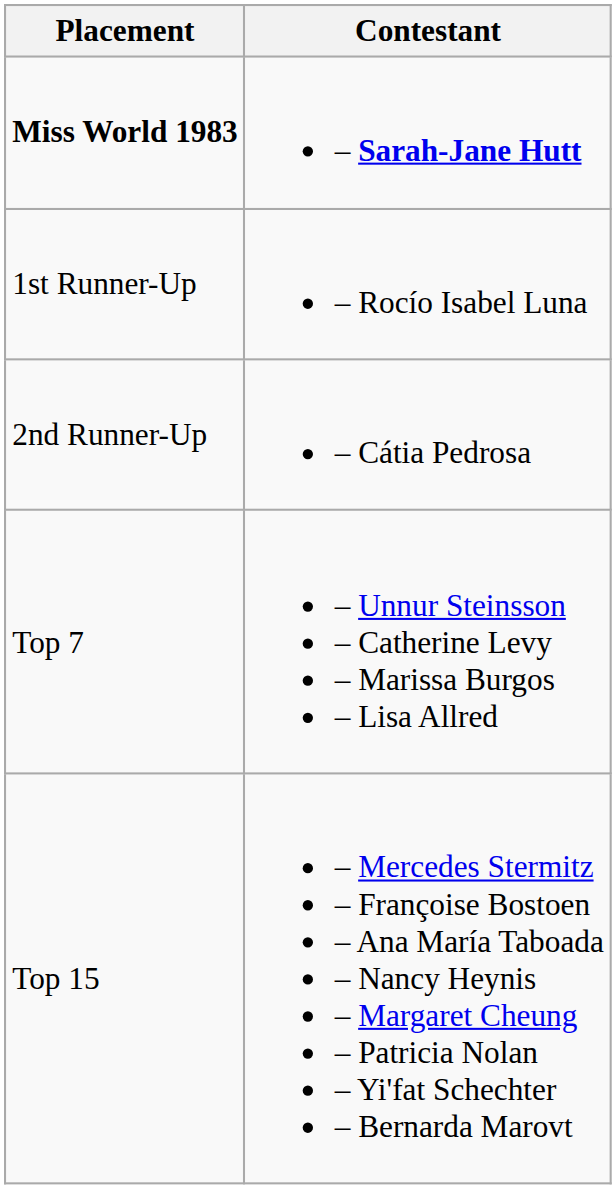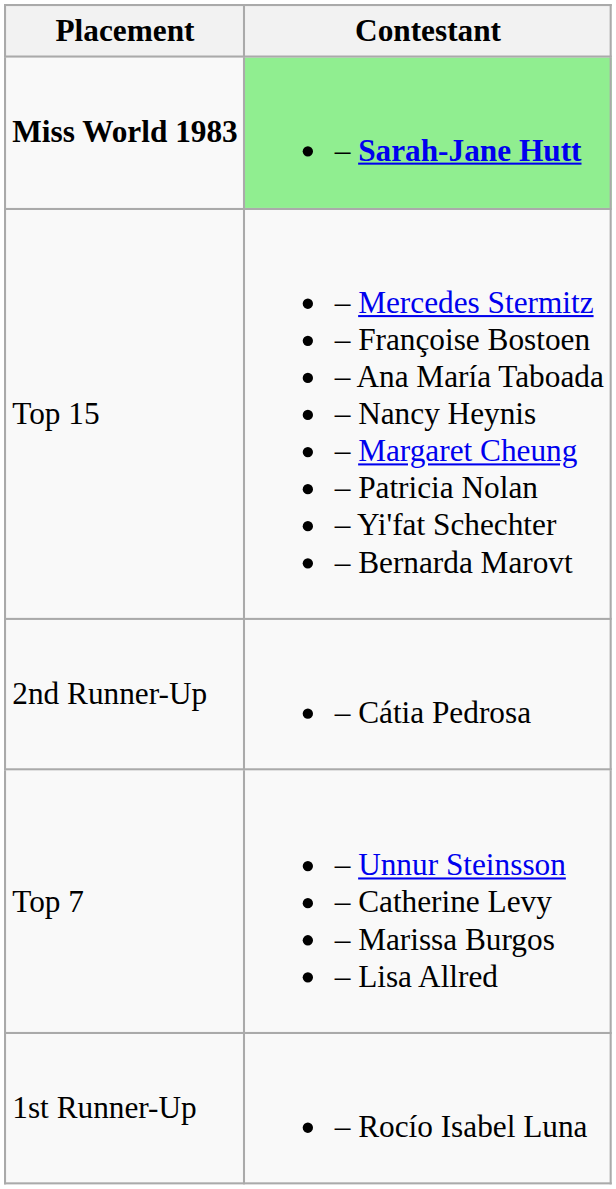(428, 151) no background -> (428, 151) lightgreen background
rows swapped: (105, 283) <-> (56, 978)
